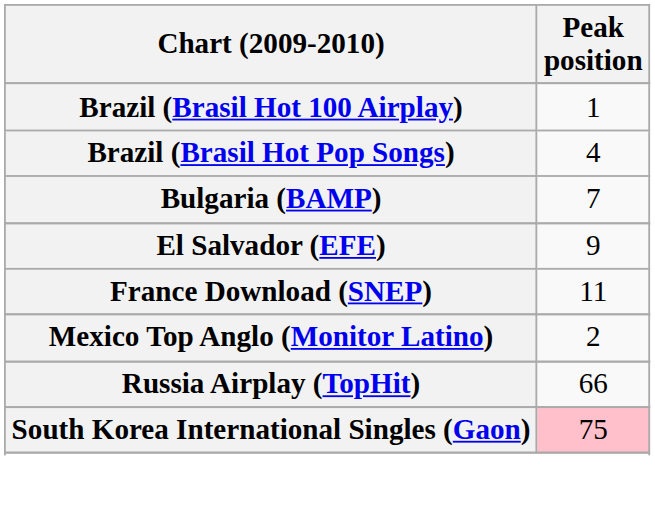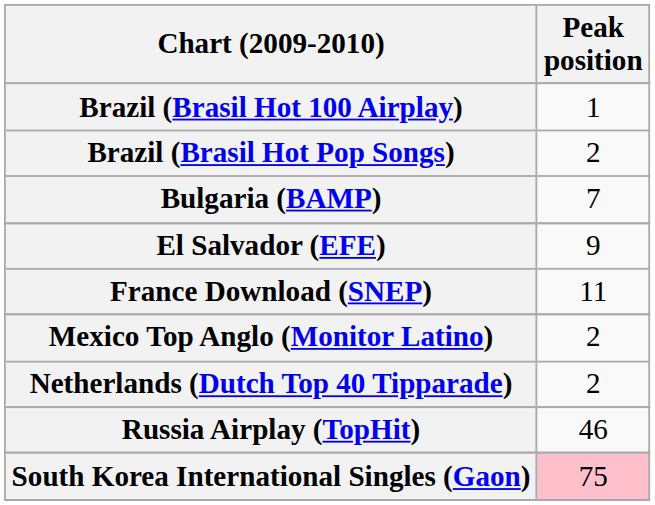(593, 152) 4 -> (593, 152) 2
+ row: (271, 383)
(593, 383) 66 -> (593, 429) 46
